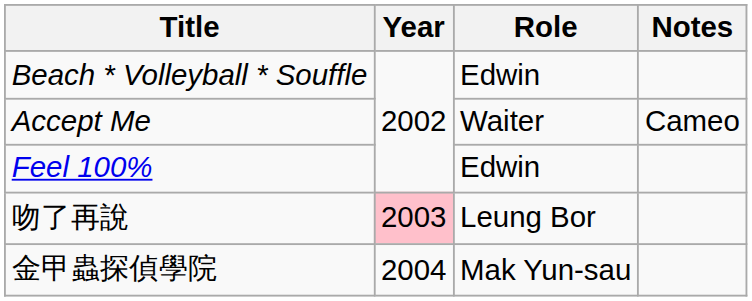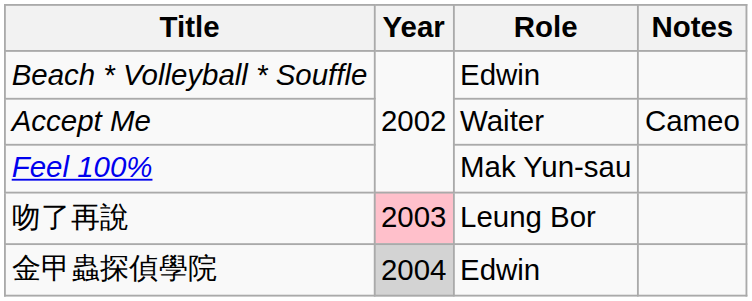(500, 167) Edwin -> (546, 167) Mak Yun-sau
(414, 269) no background -> (414, 269) lightgrey background
(546, 269) Mak Yun-sau -> (500, 269) Edwin
